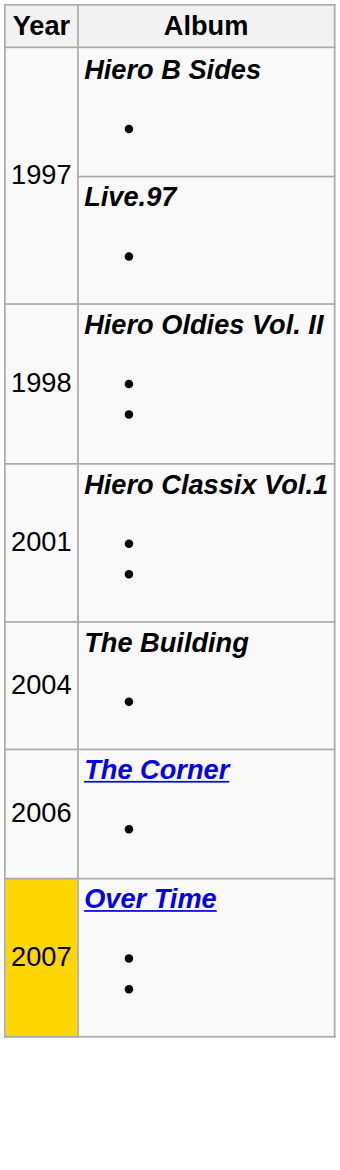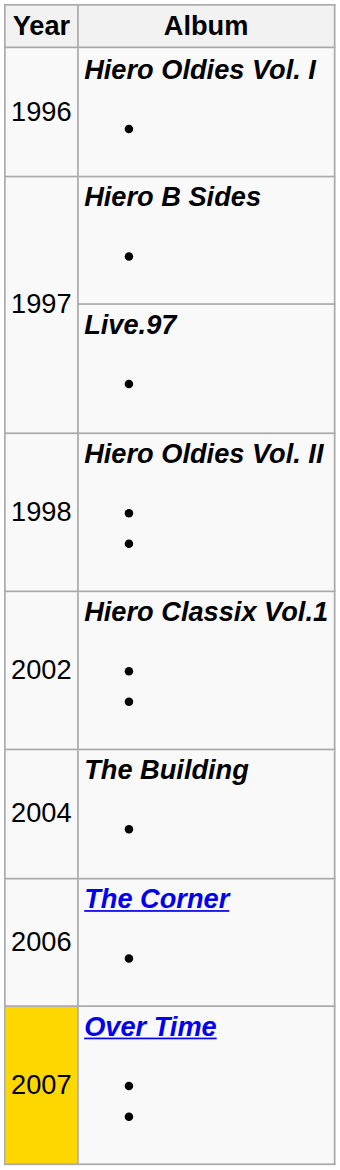+ row: (206, 98)
(41, 542) 2001 -> (41, 670) 2002
